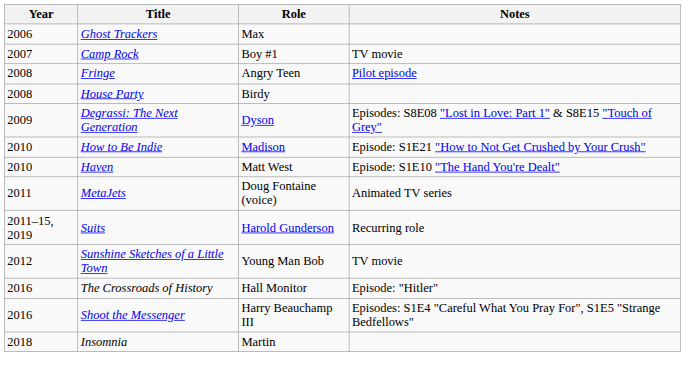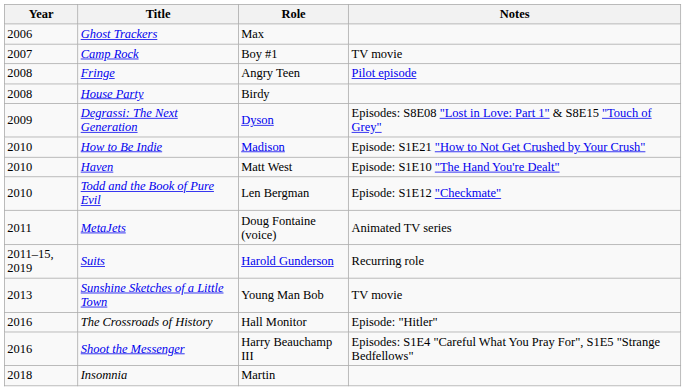+ row: (147, 193)
(20, 261) 2012 -> (20, 295) 2013
